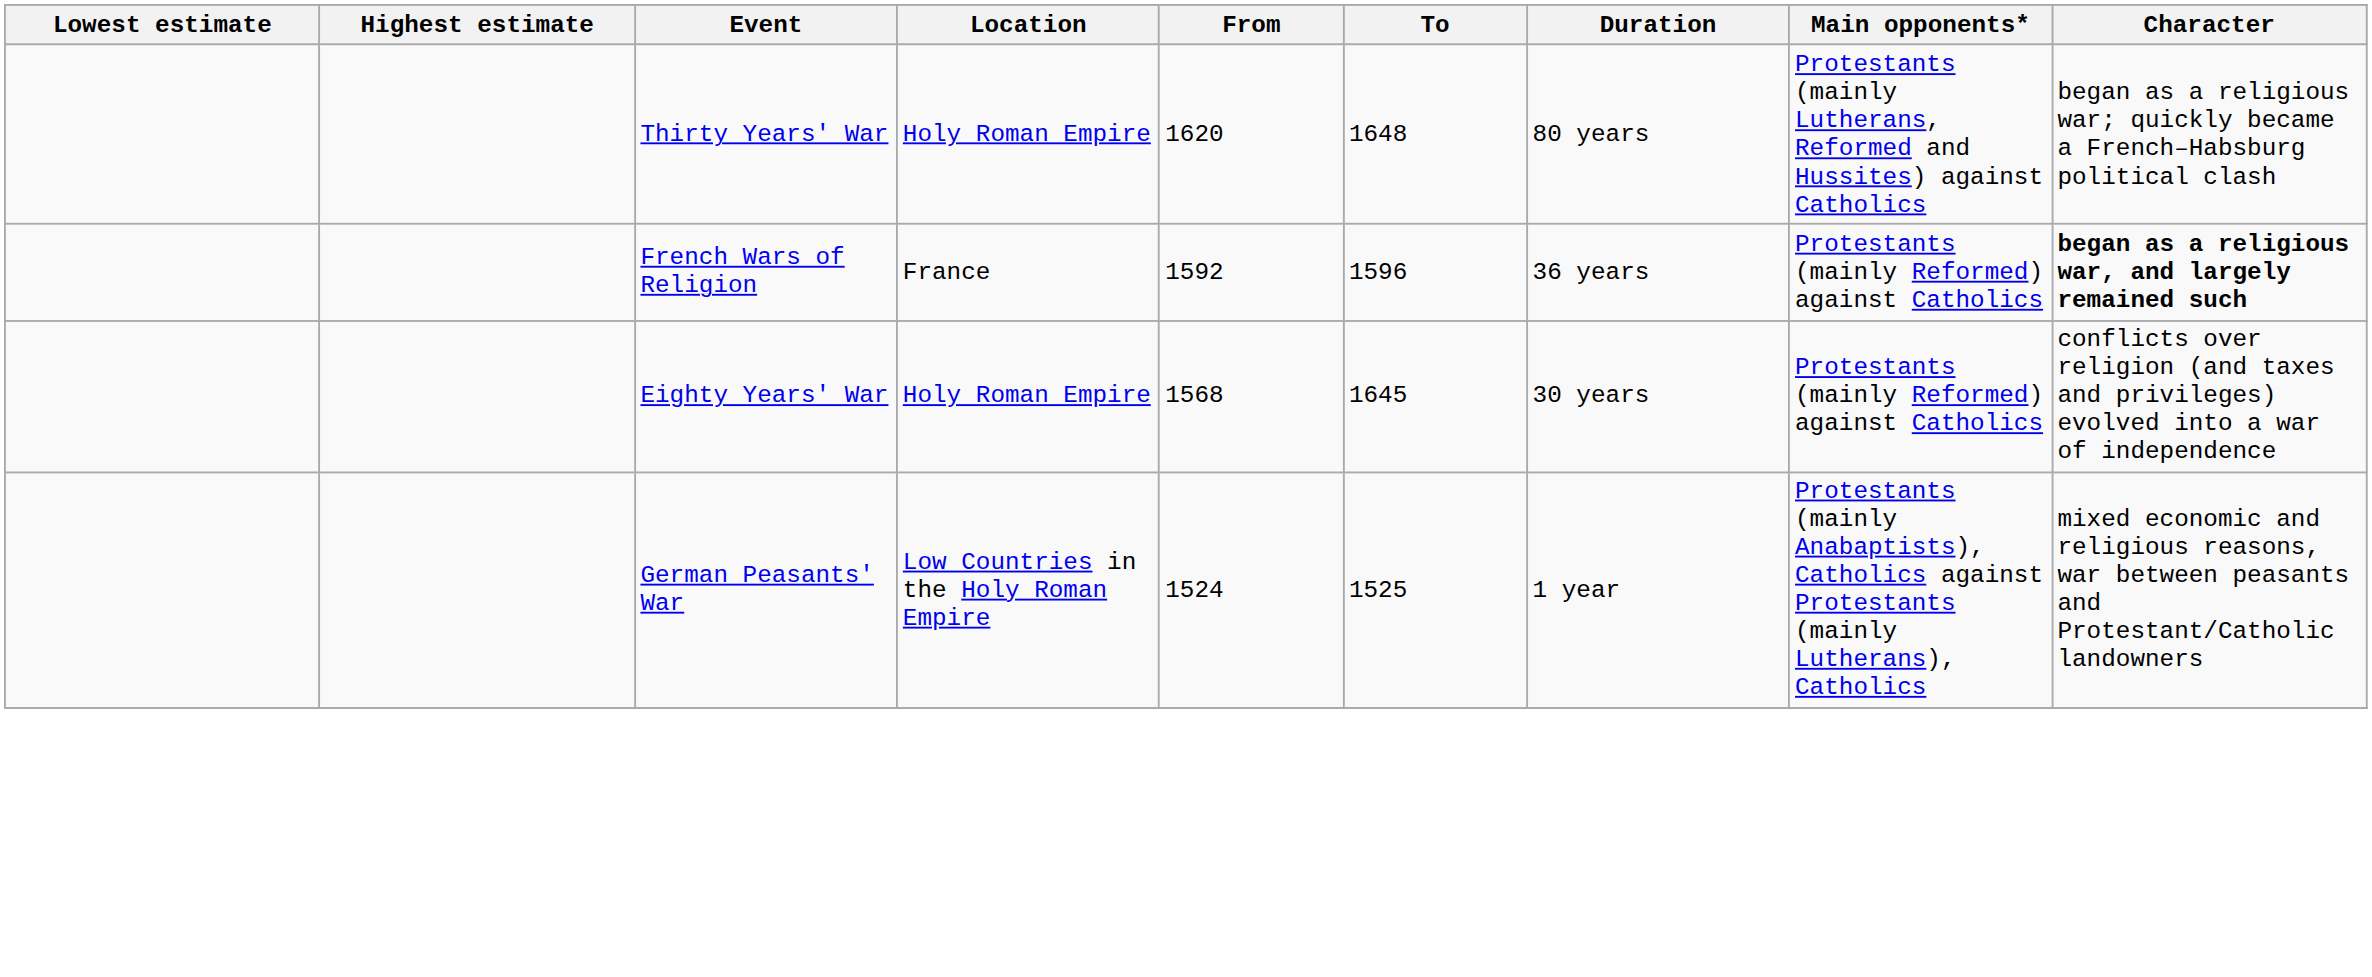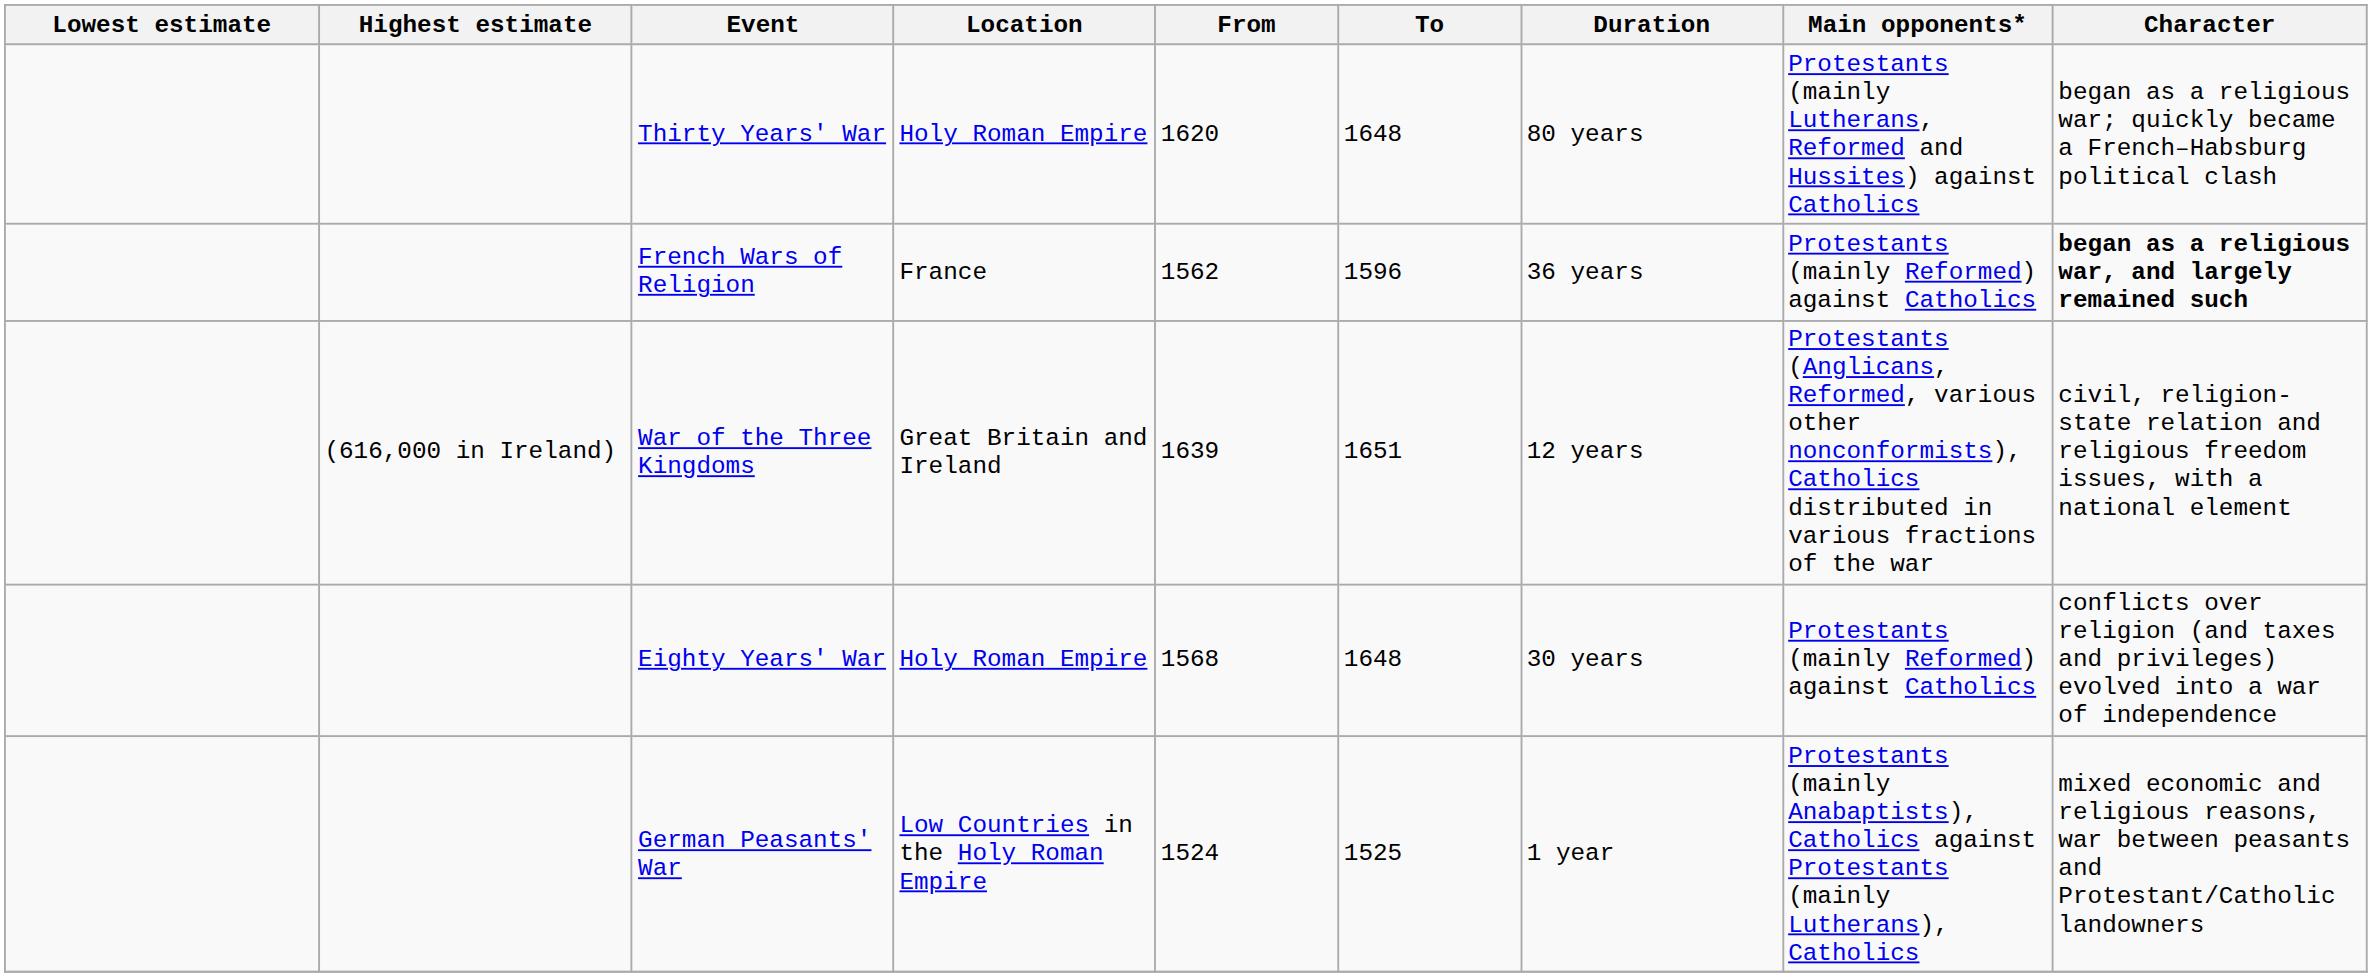(1194, 272) 1592 -> (1190, 272) 1562
+ row: (755, 452)
(1378, 396) 1645 -> (1373, 660) 1648
